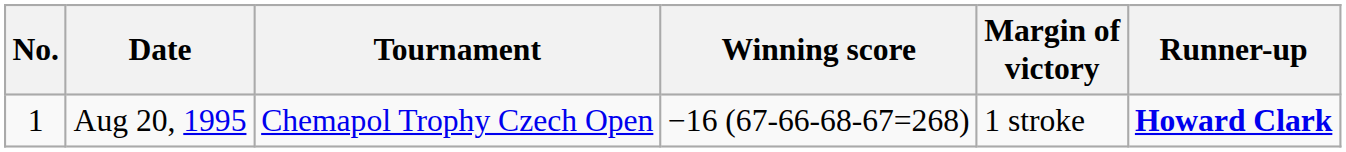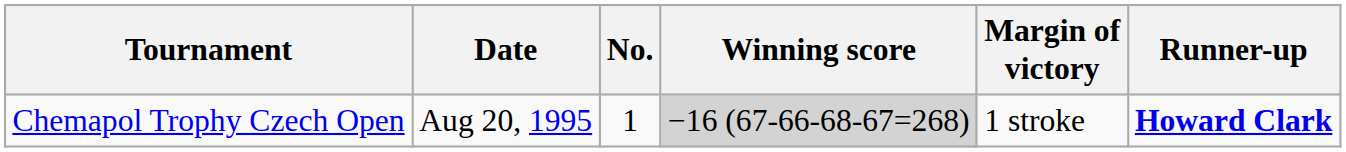columns swapped: (36, 49) <-> (457, 49)
(819, 120) no background -> (819, 120) lightgrey background
